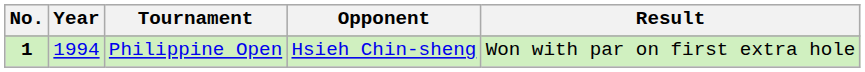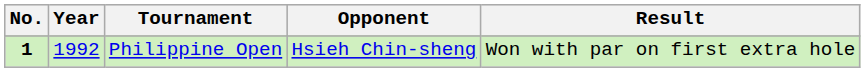(76, 52) 1994 -> (76, 52) 1992
